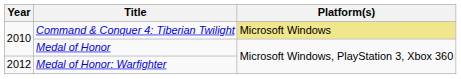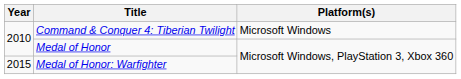(285, 30) khaki background -> (285, 30) no background
(19, 64) 2012 -> (19, 64) 2015
